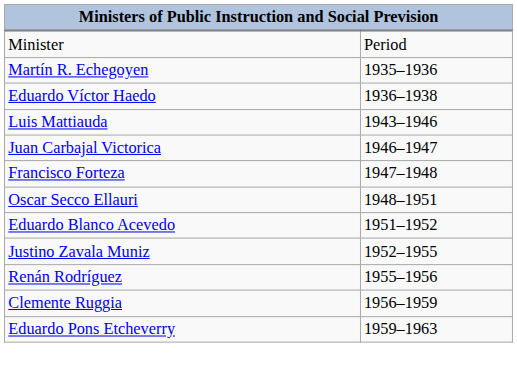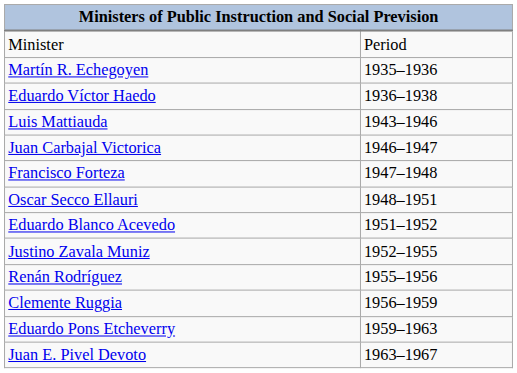+ row: (77, 354)
